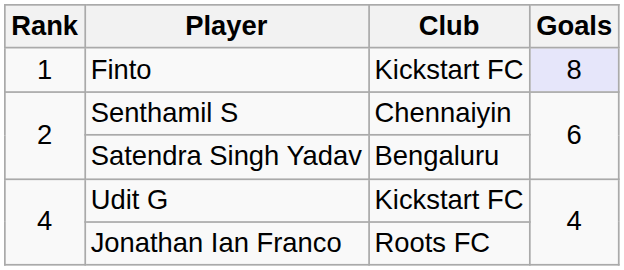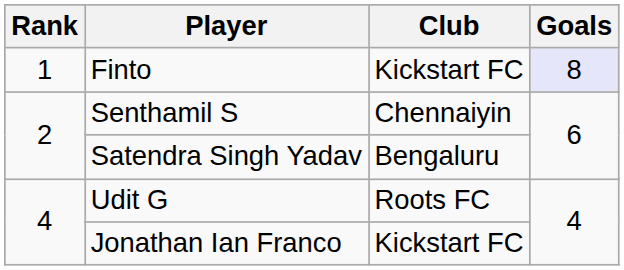(449, 199) Kickstart FC -> (432, 199) Roots FC
(432, 243) Roots FC -> (449, 243) Kickstart FC
